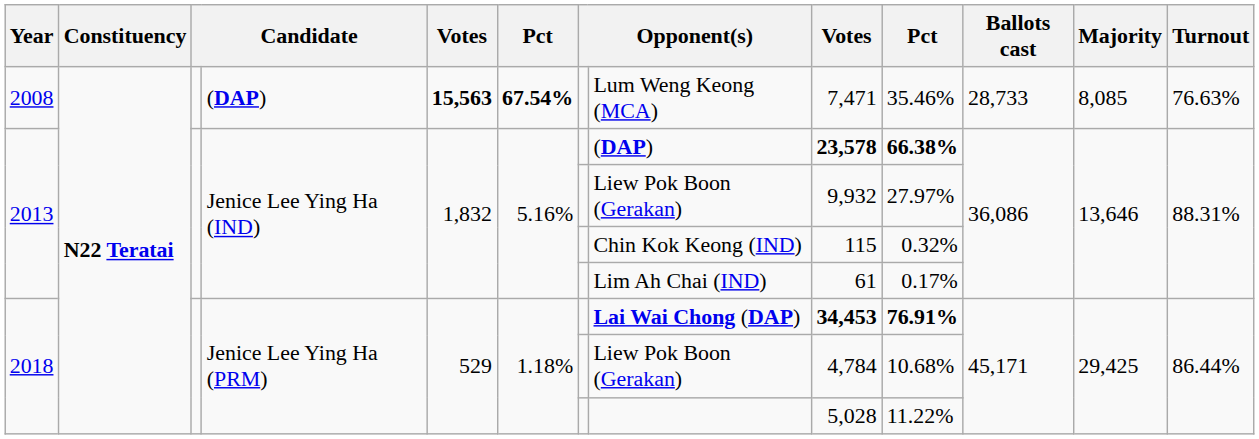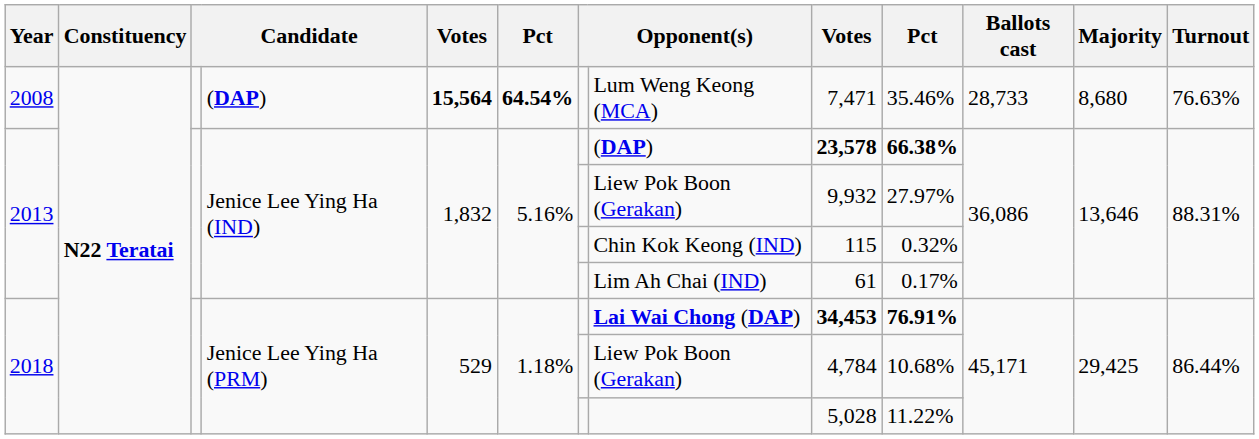(462, 97) 15,563 -> (462, 97) 15,564
(538, 97) 67.54% -> (538, 97) 64.54%
(1103, 97) 8,085 -> (1103, 97) 8,680
